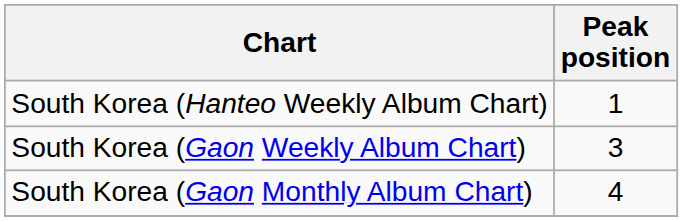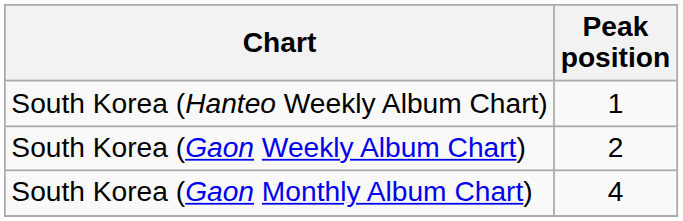(615, 147) 3 -> (615, 147) 2
